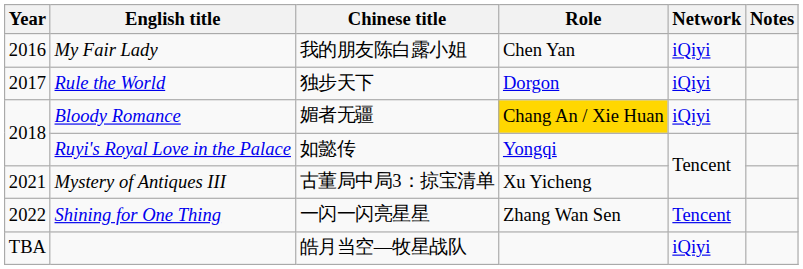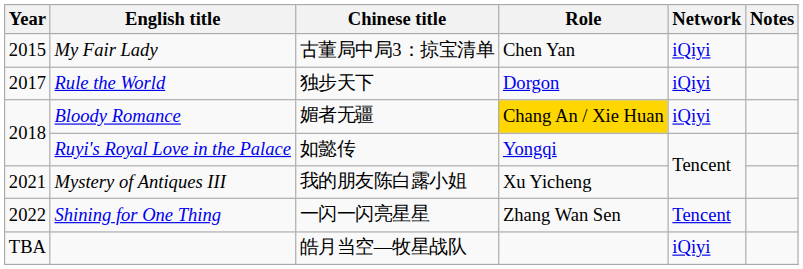(27, 50) 2016 -> (27, 50) 2015
(383, 49) 我的朋友陈白露小姐 -> (397, 49) 古董局中局3：掠宝清单
(397, 181) 古董局中局3：掠宝清单 -> (383, 181) 我的朋友陈白露小姐
